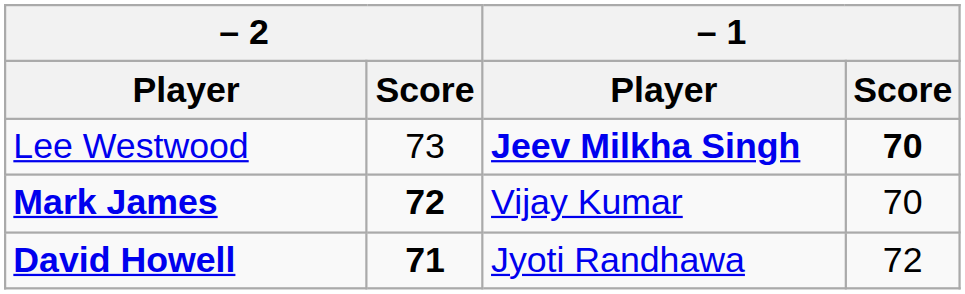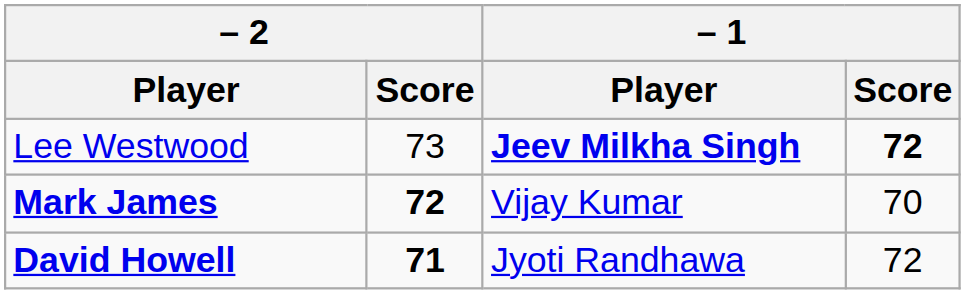(903, 145) 70 -> (903, 145) 72
